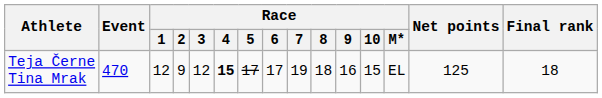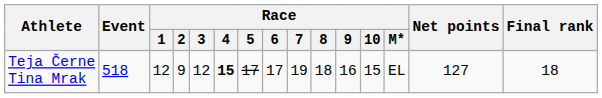(115, 71) 470 -> (115, 71) 518
(456, 71) 125 -> (456, 71) 127
